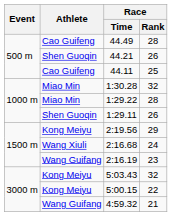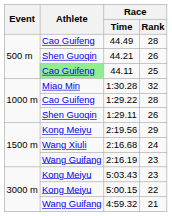(68, 71) no background -> (68, 71) lightgreen background
(61, 101) Miao Min -> (68, 101) Cao Guifeng
(153, 175) 32 -> (153, 175) 23
